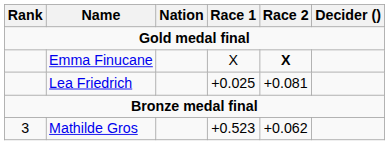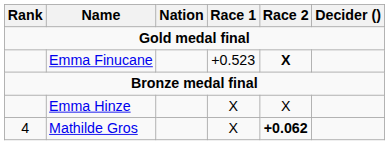(233, 60) X -> (233, 60) +0.523
- row: (91, 83)
+ row: (90, 106)
(25, 128) 3 -> (25, 128) 4
(233, 128) +0.523 -> (233, 128) X
(286, 128) normal -> (286, 128) bold
